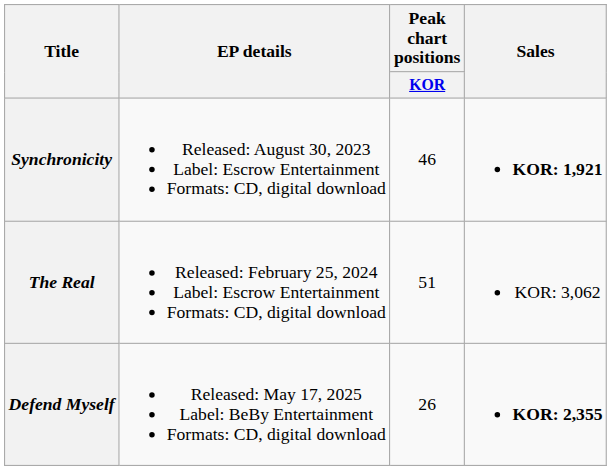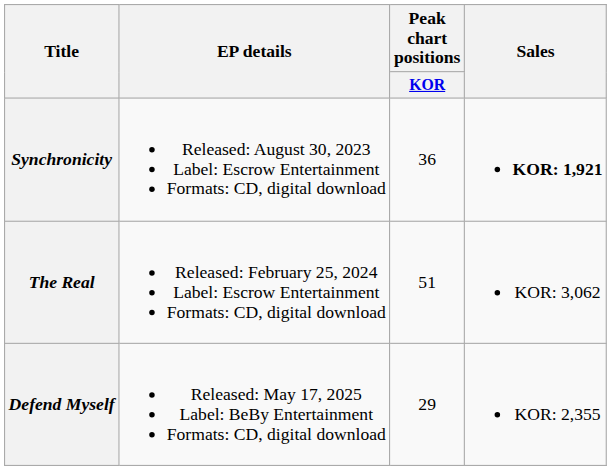(427, 159) 46 -> (427, 159) 36
(427, 404) 26 -> (427, 404) 29
(536, 414) bold -> (536, 414) normal
